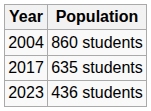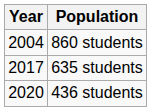(26, 93) 2023 -> (26, 93) 2020
